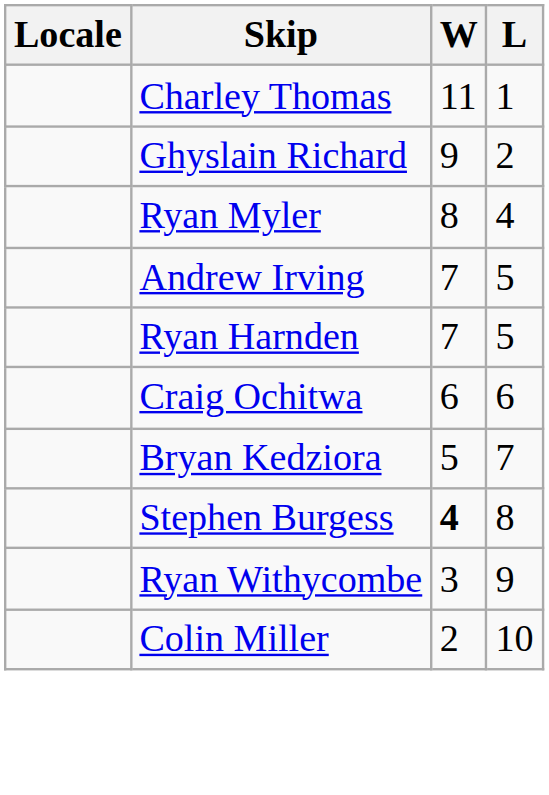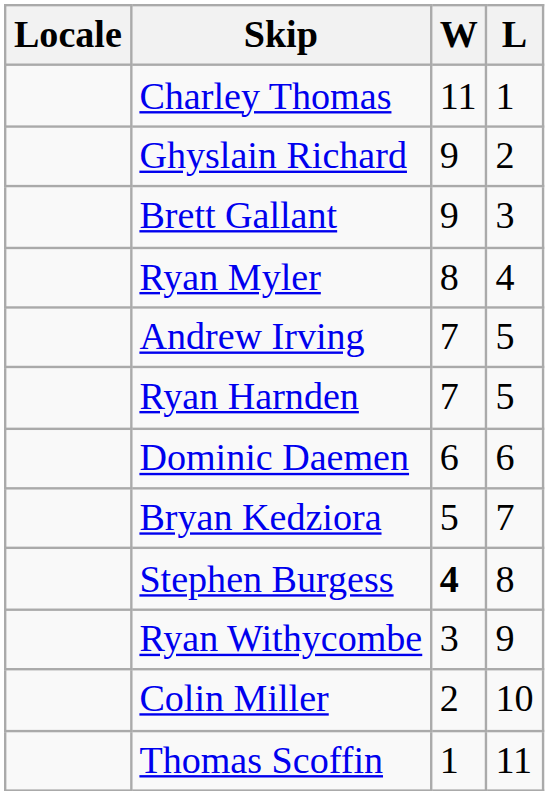+ row: (238, 215)
- row: (251, 397)
+ row: (274, 457)
+ row: (261, 759)
